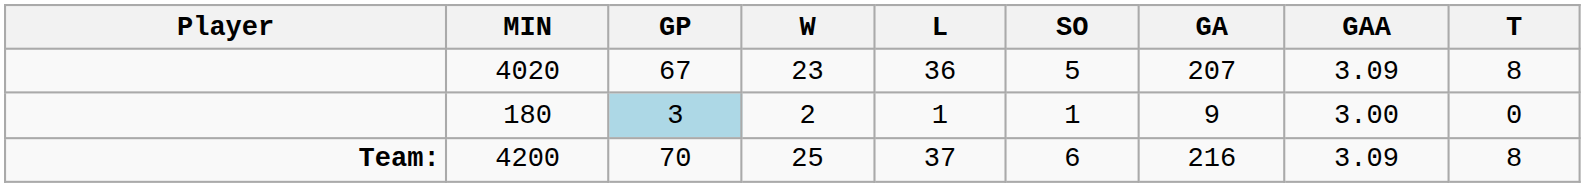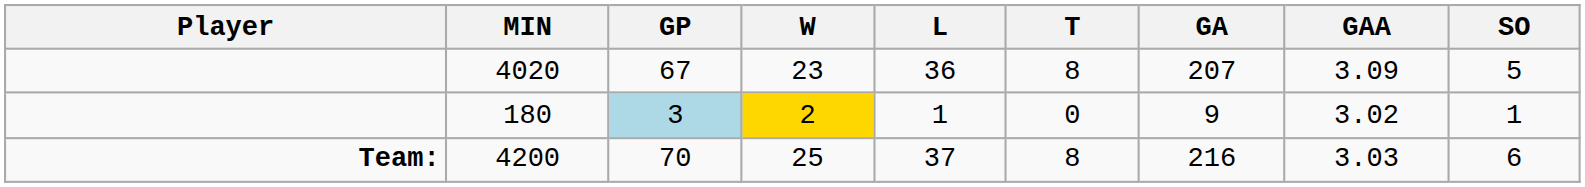columns swapped: (1514, 27) <-> (1072, 27)
(808, 115) no background -> (808, 115) gold background
(1367, 115) 3.00 -> (1367, 115) 3.02
(1367, 159) 3.09 -> (1367, 159) 3.03
